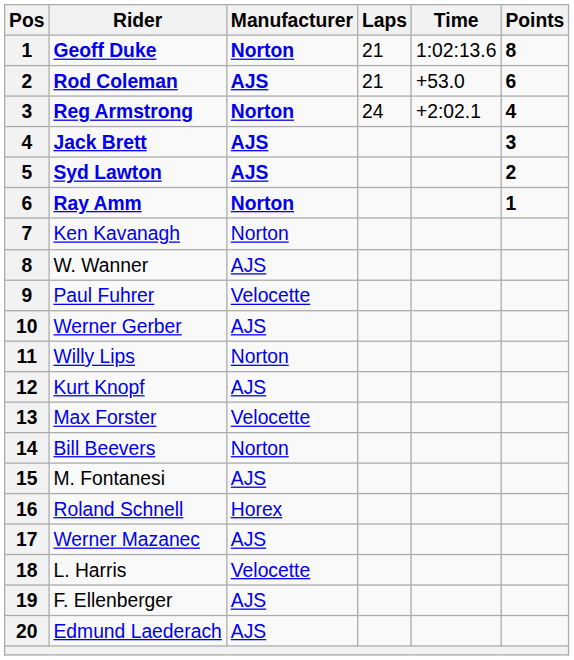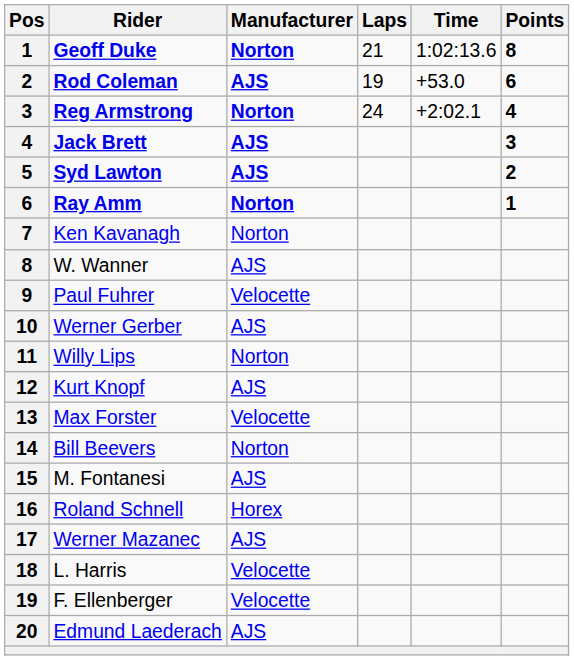(373, 81) 21 -> (373, 81) 19
(249, 601) AJS -> (271, 601) Velocette
